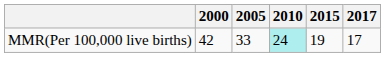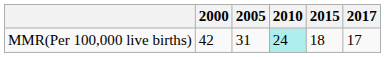(243, 40) 33 -> (243, 40) 31
(317, 40) 19 -> (317, 40) 18
